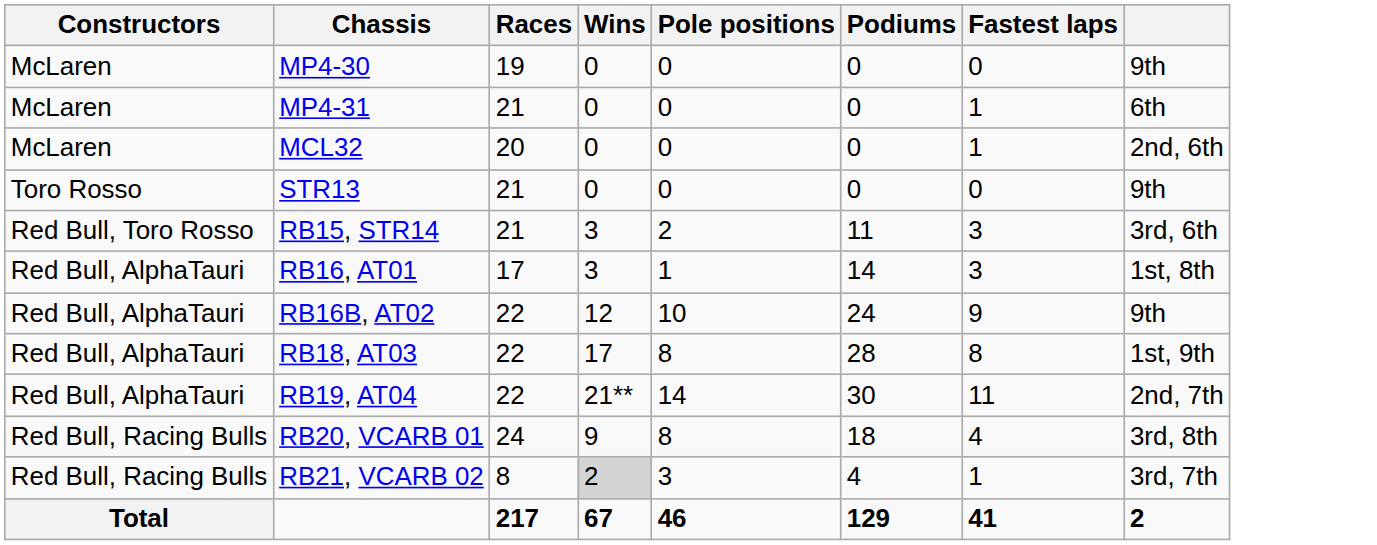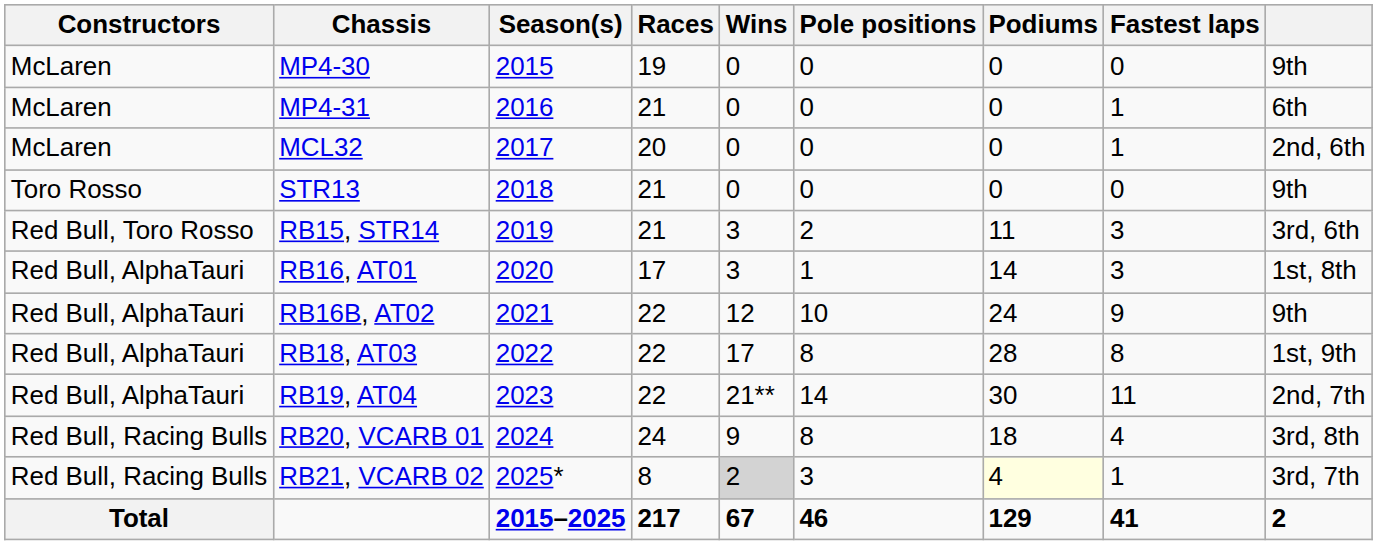+ column: (561, 25)
(854, 477) no background -> (996, 477) lightyellow background
